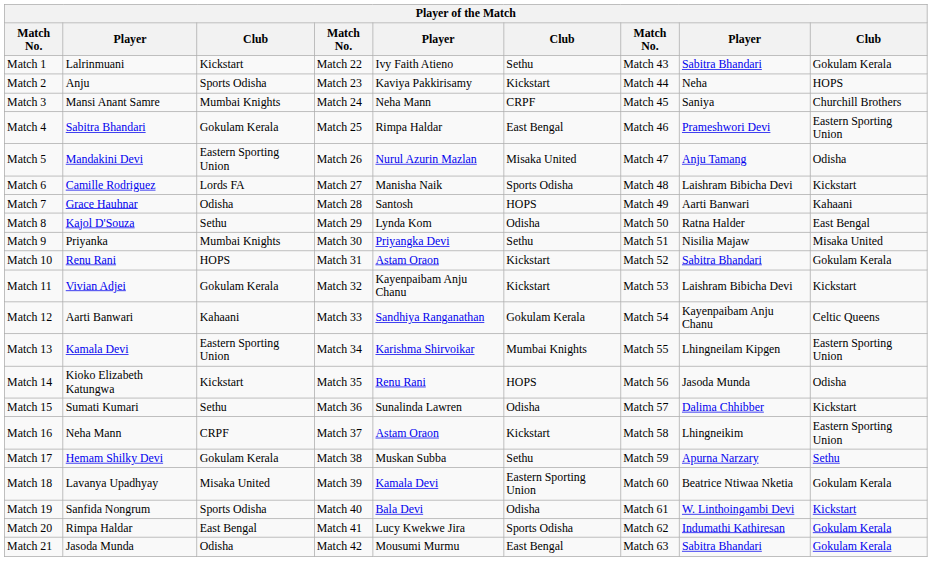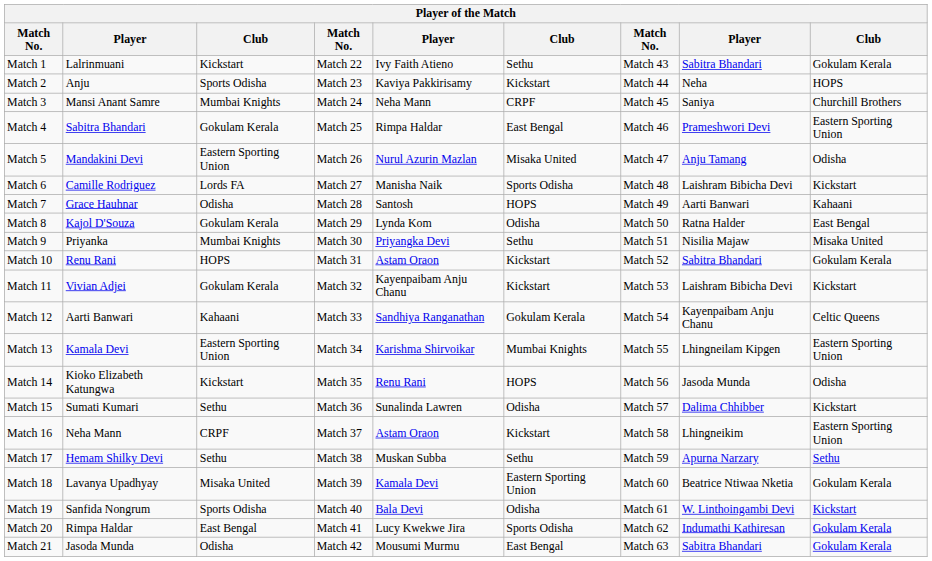(213, 222) Sethu -> (239, 222) Gokulam Kerala
(239, 458) Gokulam Kerala -> (213, 458) Sethu
